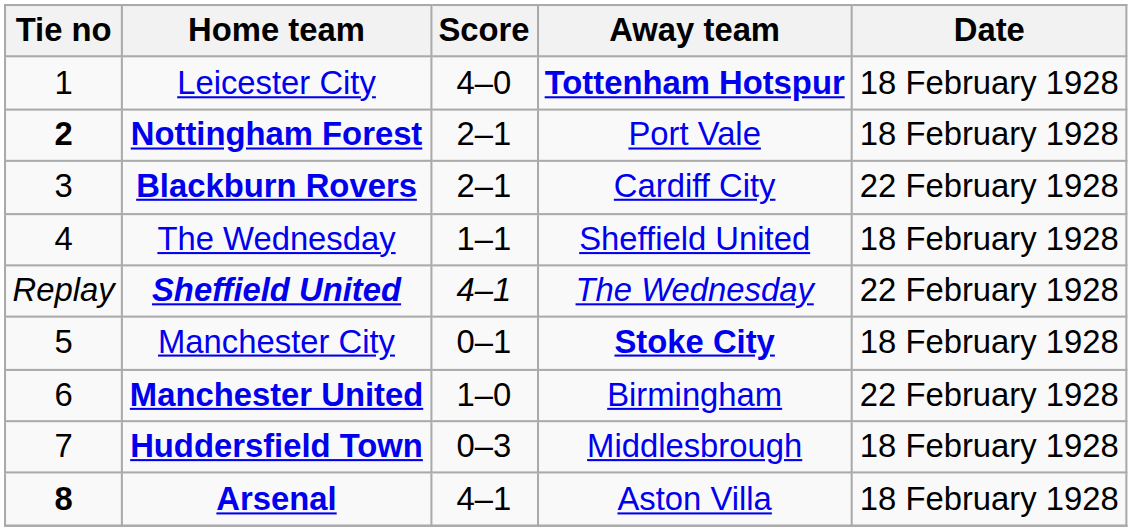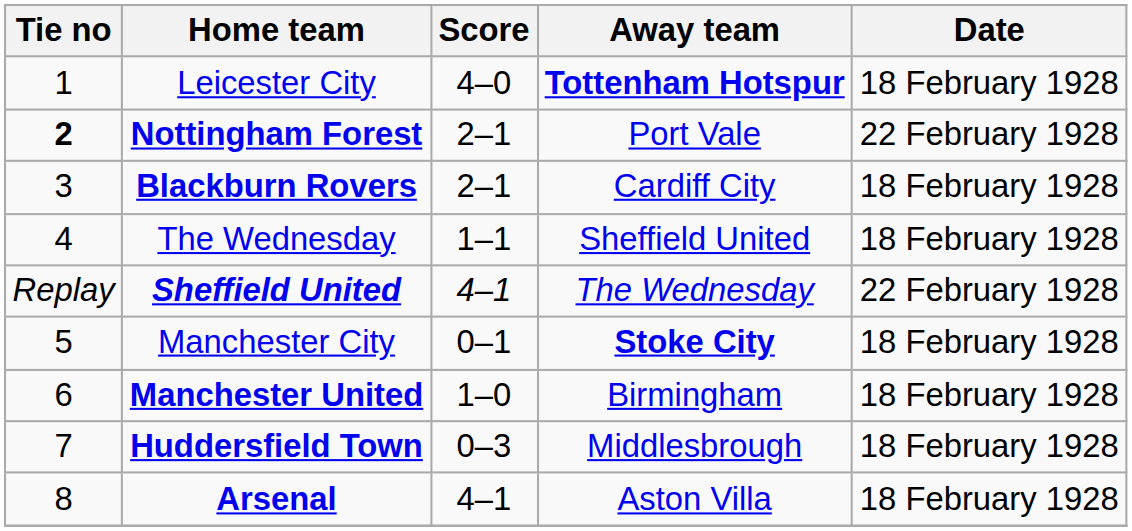(989, 134) 18 February 1928 -> (989, 134) 22 February 1928
(989, 186) 22 February 1928 -> (989, 186) 18 February 1928
(989, 394) 22 February 1928 -> (989, 394) 18 February 1928
(64, 498) bold -> (64, 498) normal
